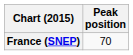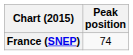(106, 41) 70 -> (106, 41) 74
